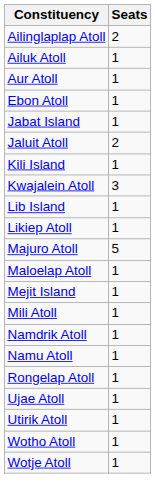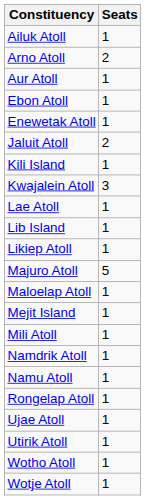- row: (56, 36)
+ row: (36, 57)
+ row: (52, 121)
- row: (44, 121)
+ row: (33, 206)
